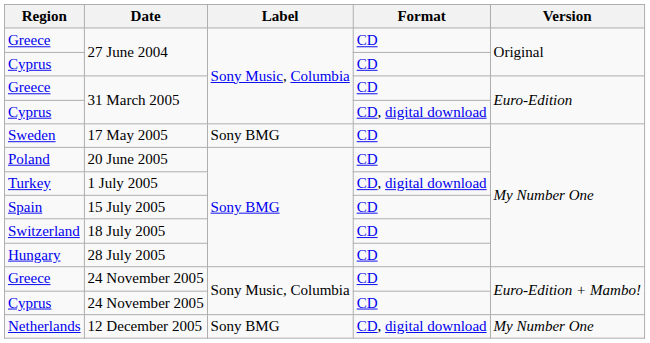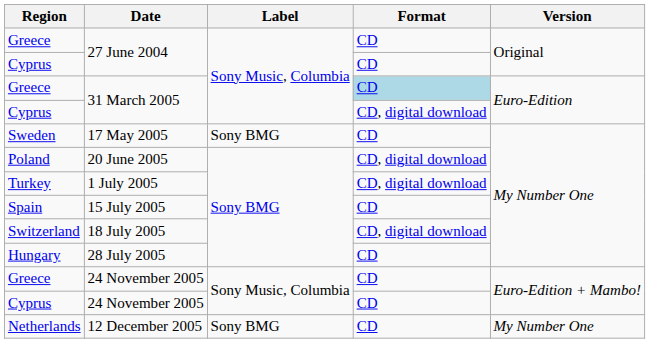(367, 87) no background -> (367, 87) lightblue background
(367, 159) CD -> (422, 159) CD, digital download
(367, 231) CD -> (422, 231) CD, digital download
(422, 326) CD, digital download -> (367, 326) CD
